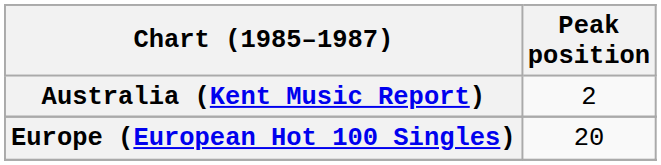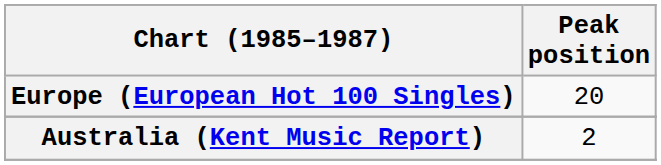rows swapped: (263, 97) <-> (263, 138)
